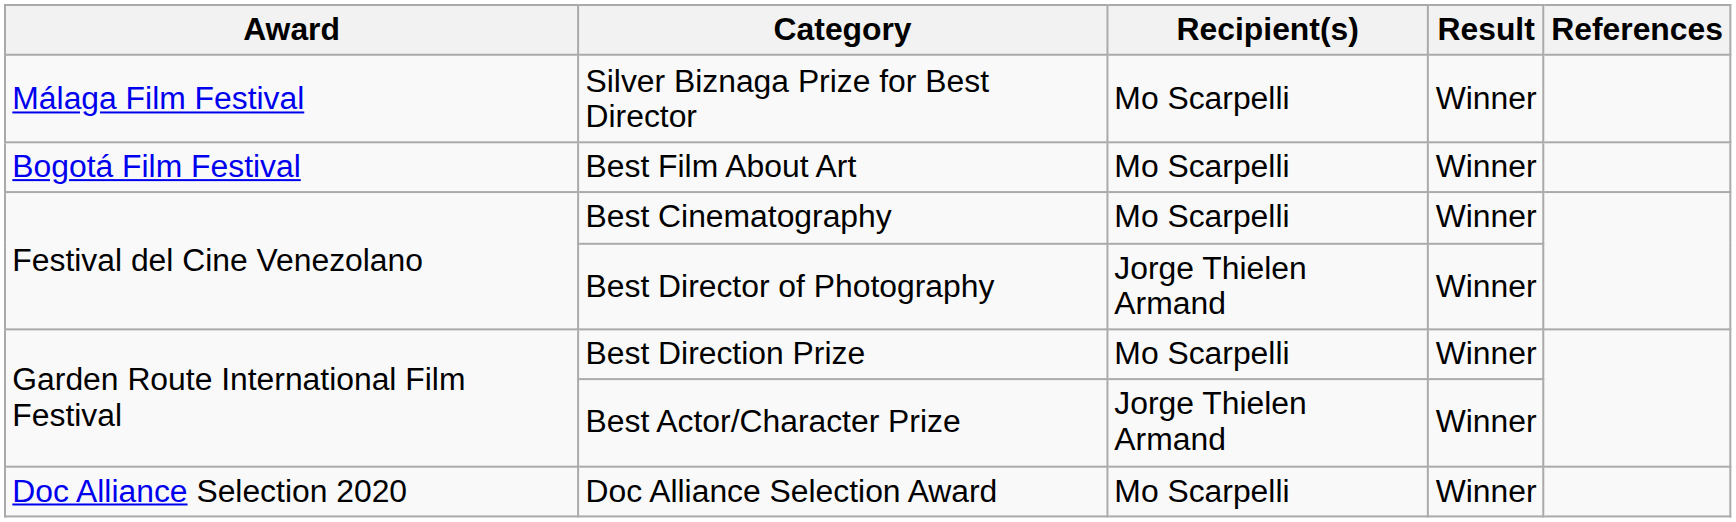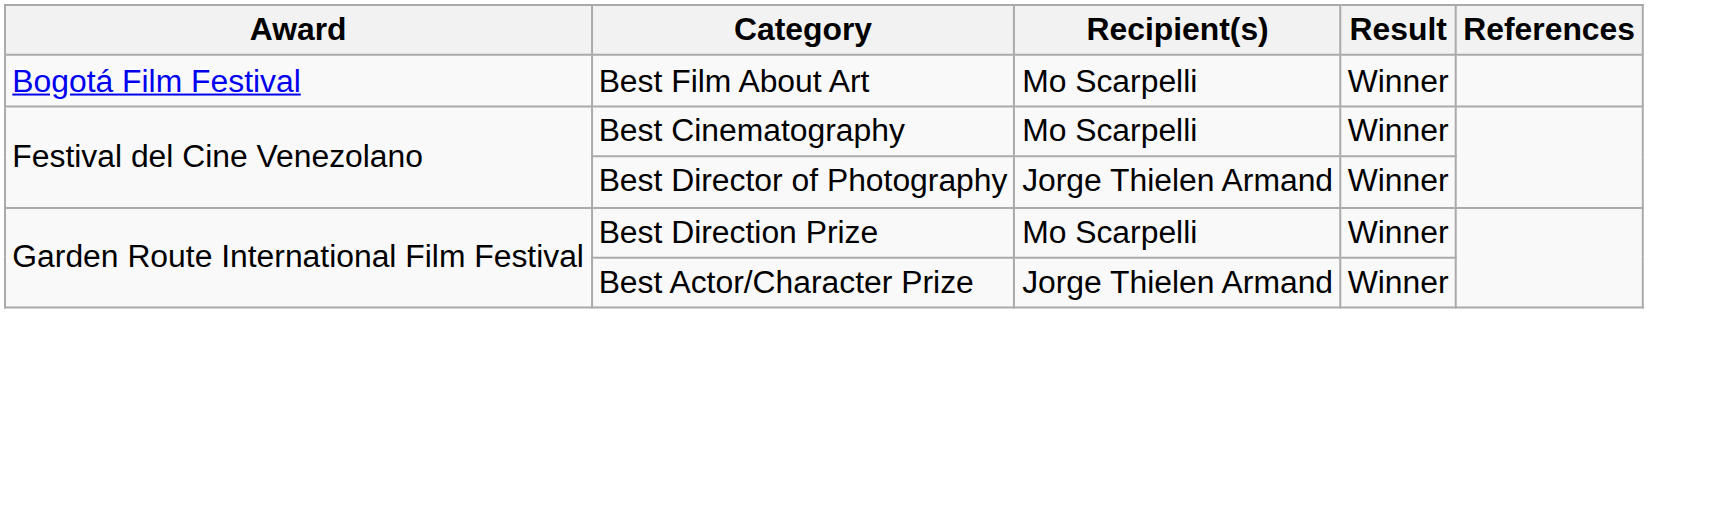- row: (787, 98)
- row: (791, 490)
